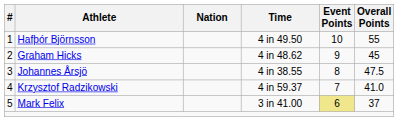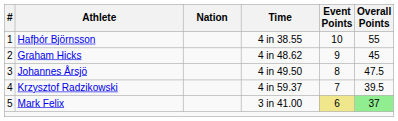(280, 39) 4 in 49.50 -> (280, 39) 4 in 38.55
(280, 71) 4 in 38.55 -> (280, 71) 4 in 49.50
(374, 87) 41.0 -> (374, 87) 39.5
(374, 103) no background -> (374, 103) lightgreen background
